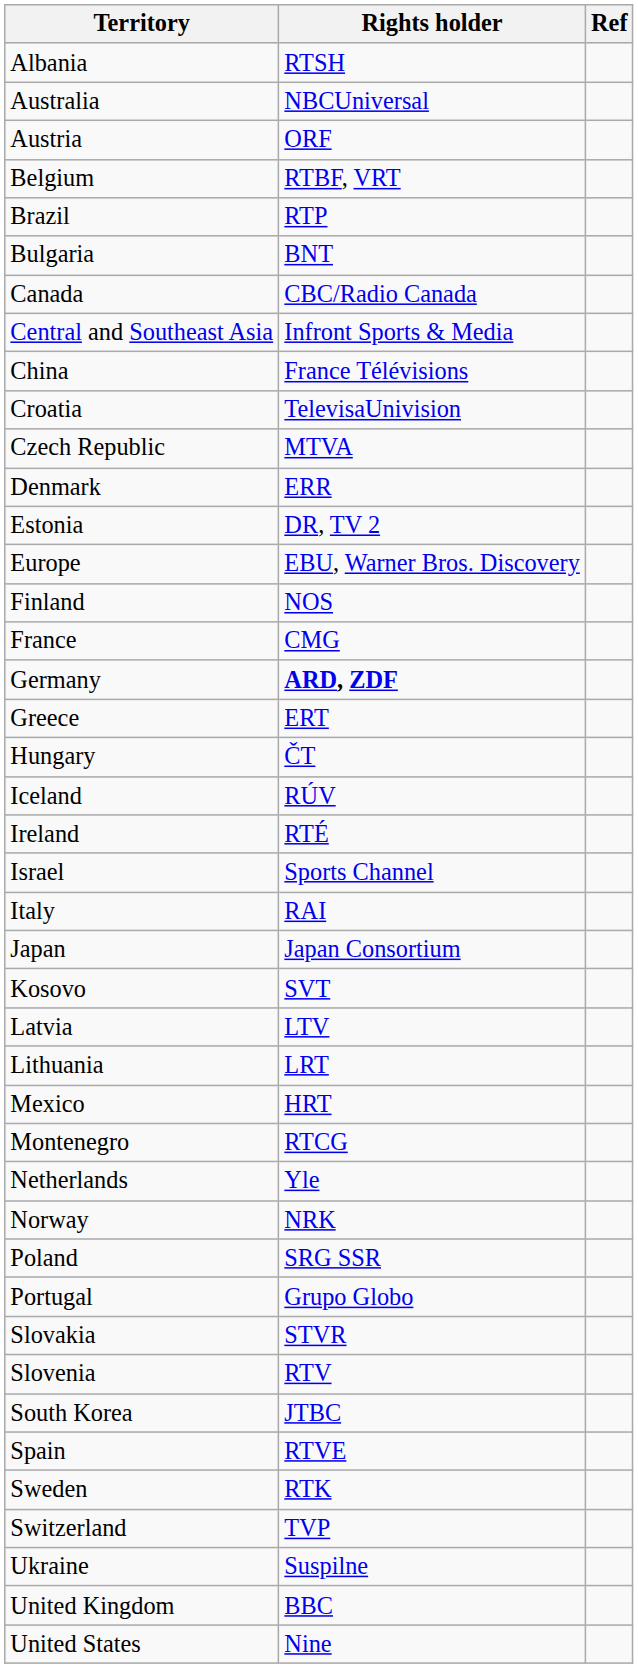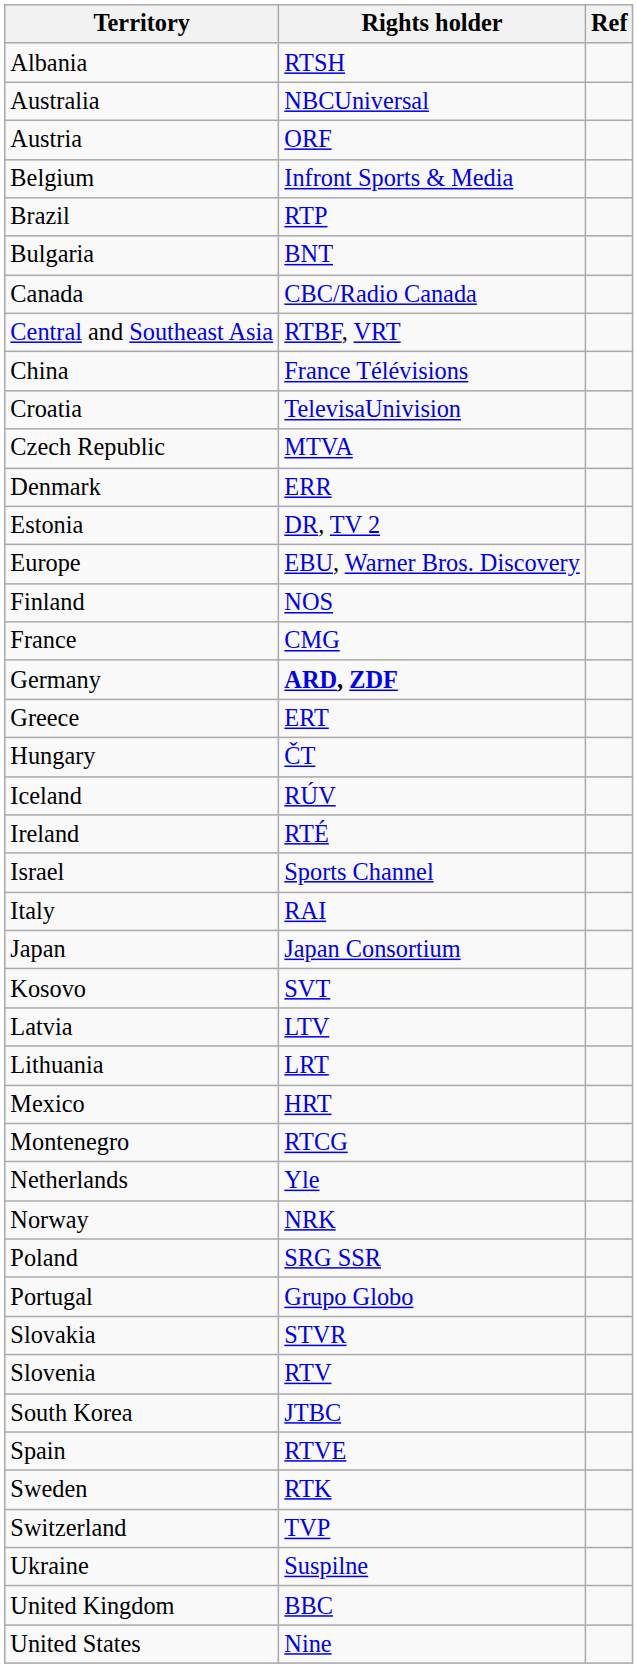(343, 178) RTBF, VRT -> (399, 178) Infront Sports & Media
(399, 332) Infront Sports & Media -> (343, 332) RTBF, VRT
